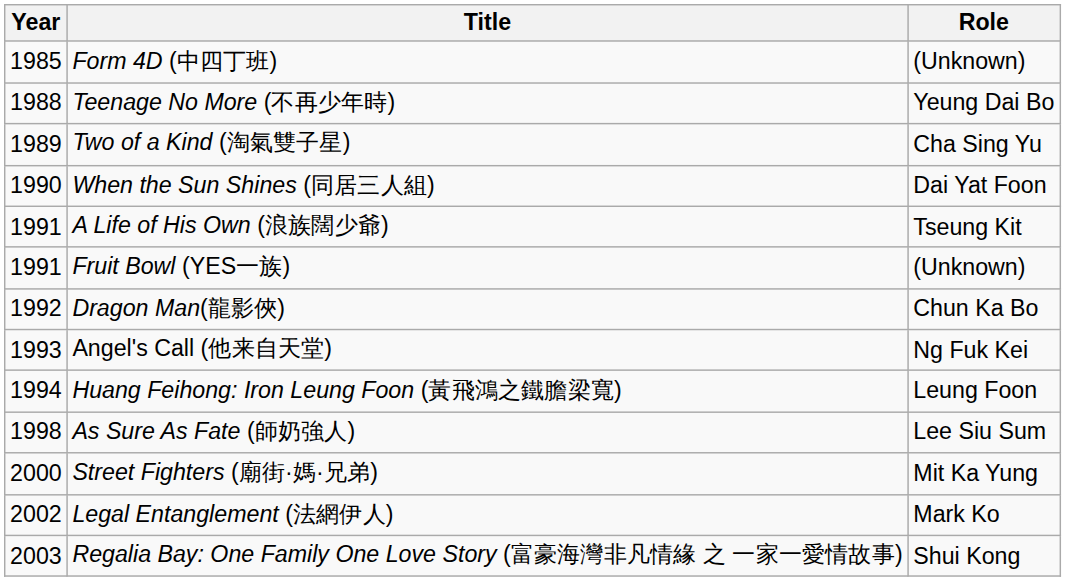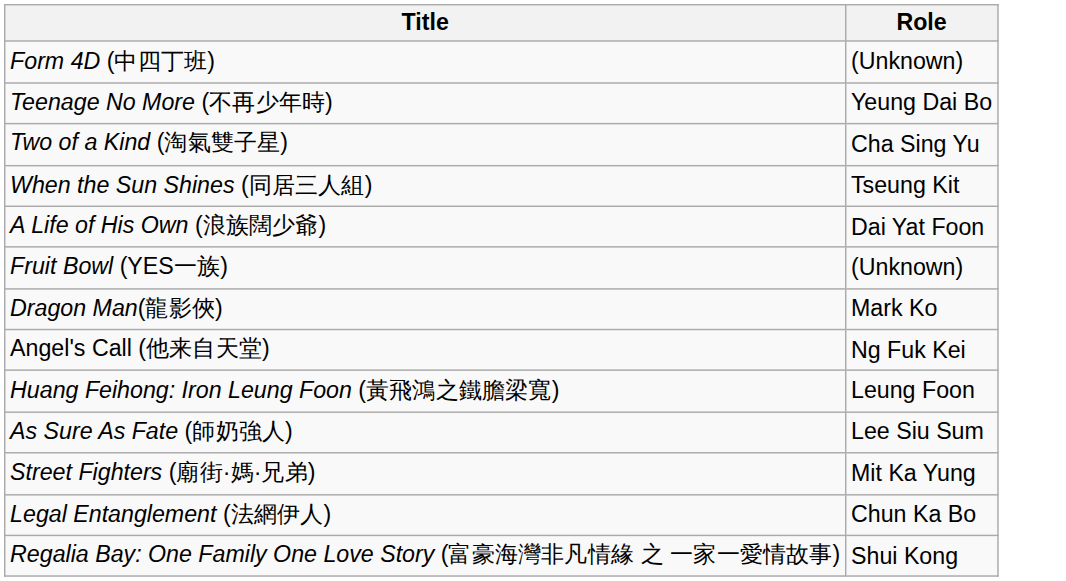- column: (36, 22)
(980, 185) Dai Yat Foon -> (905, 185) Tseung Kit
(967, 226) Tseung Kit -> (918, 226) Dai Yat Foon
(976, 308) Chun Ka Bo -> (894, 308) Mark Ko
(957, 514) Mark Ko -> (914, 514) Chun Ka Bo
